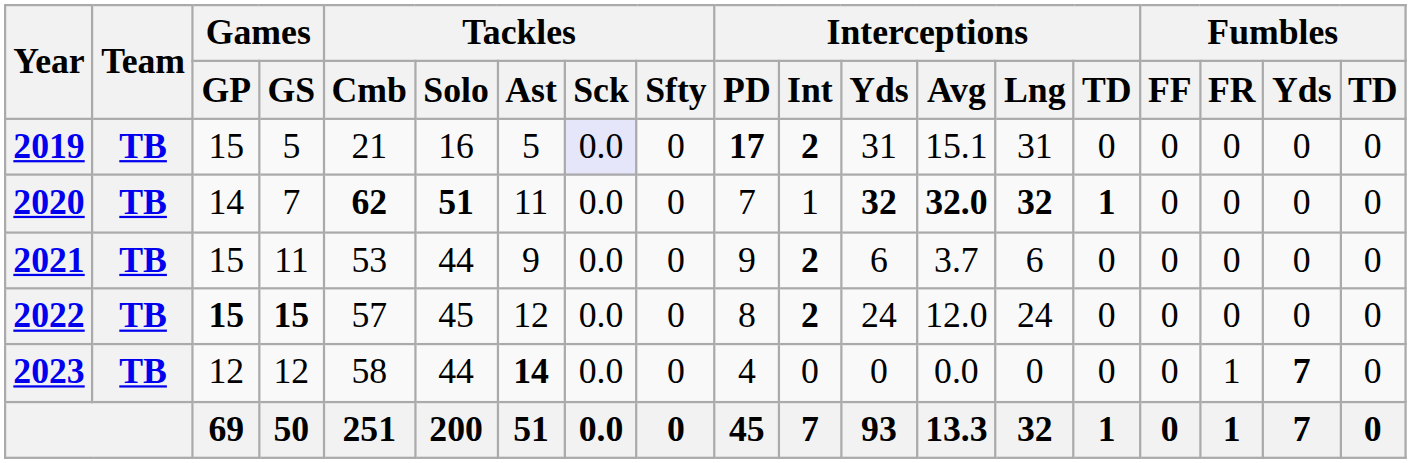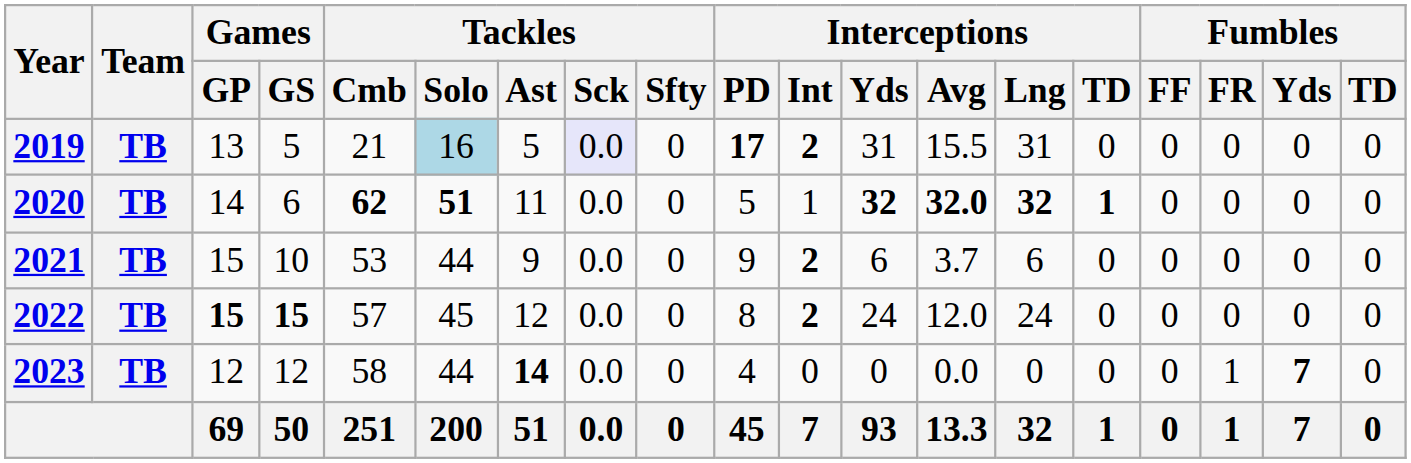(226, 145) 15 -> (226, 145) 13
(456, 145) no background -> (456, 145) lightblue background
(956, 145) 15.1 -> (956, 145) 15.5
(291, 202) 7 -> (291, 202) 6
(747, 202) 7 -> (747, 202) 5
(291, 259) 11 -> (291, 259) 10
